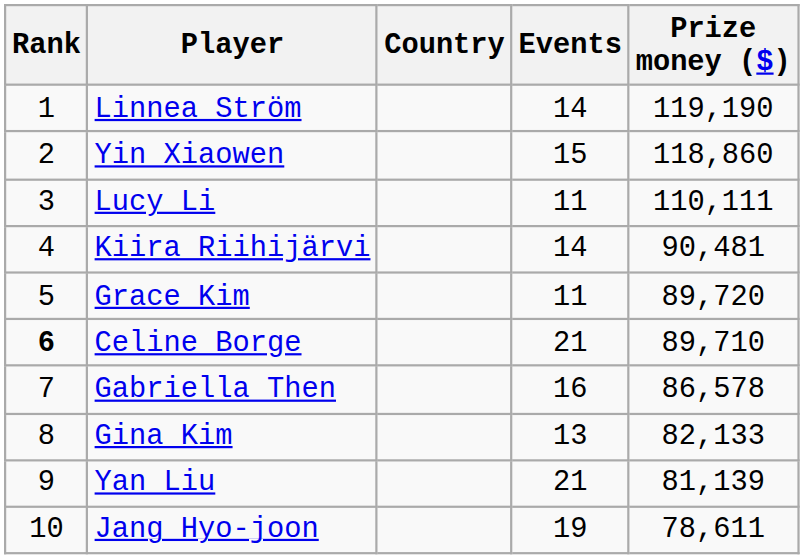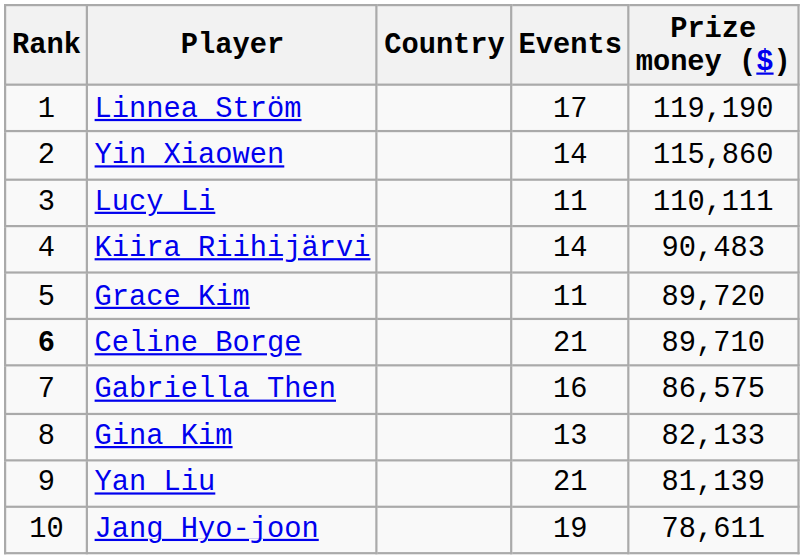(570, 108) 14 -> (570, 108) 17
(570, 155) 15 -> (570, 155) 14
(713, 155) 118,860 -> (713, 155) 115,860
(713, 249) 90,481 -> (713, 249) 90,483
(713, 389) 86,578 -> (713, 389) 86,575
